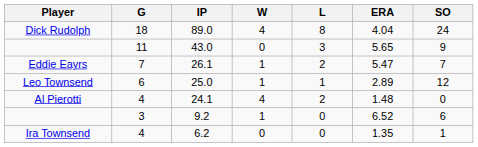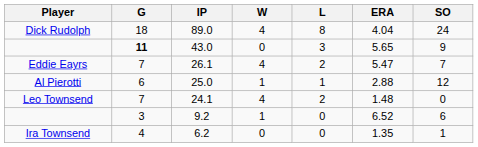(142, 47) normal -> (142, 47) bold
(262, 64) 1 -> (262, 64) 4
(58, 82) Leo Townsend -> (58, 82) Al Pierotti
(383, 82) 2.89 -> (383, 82) 2.88
(58, 99) Al Pierotti -> (58, 99) Leo Townsend
(142, 99) 4 -> (142, 99) 7
